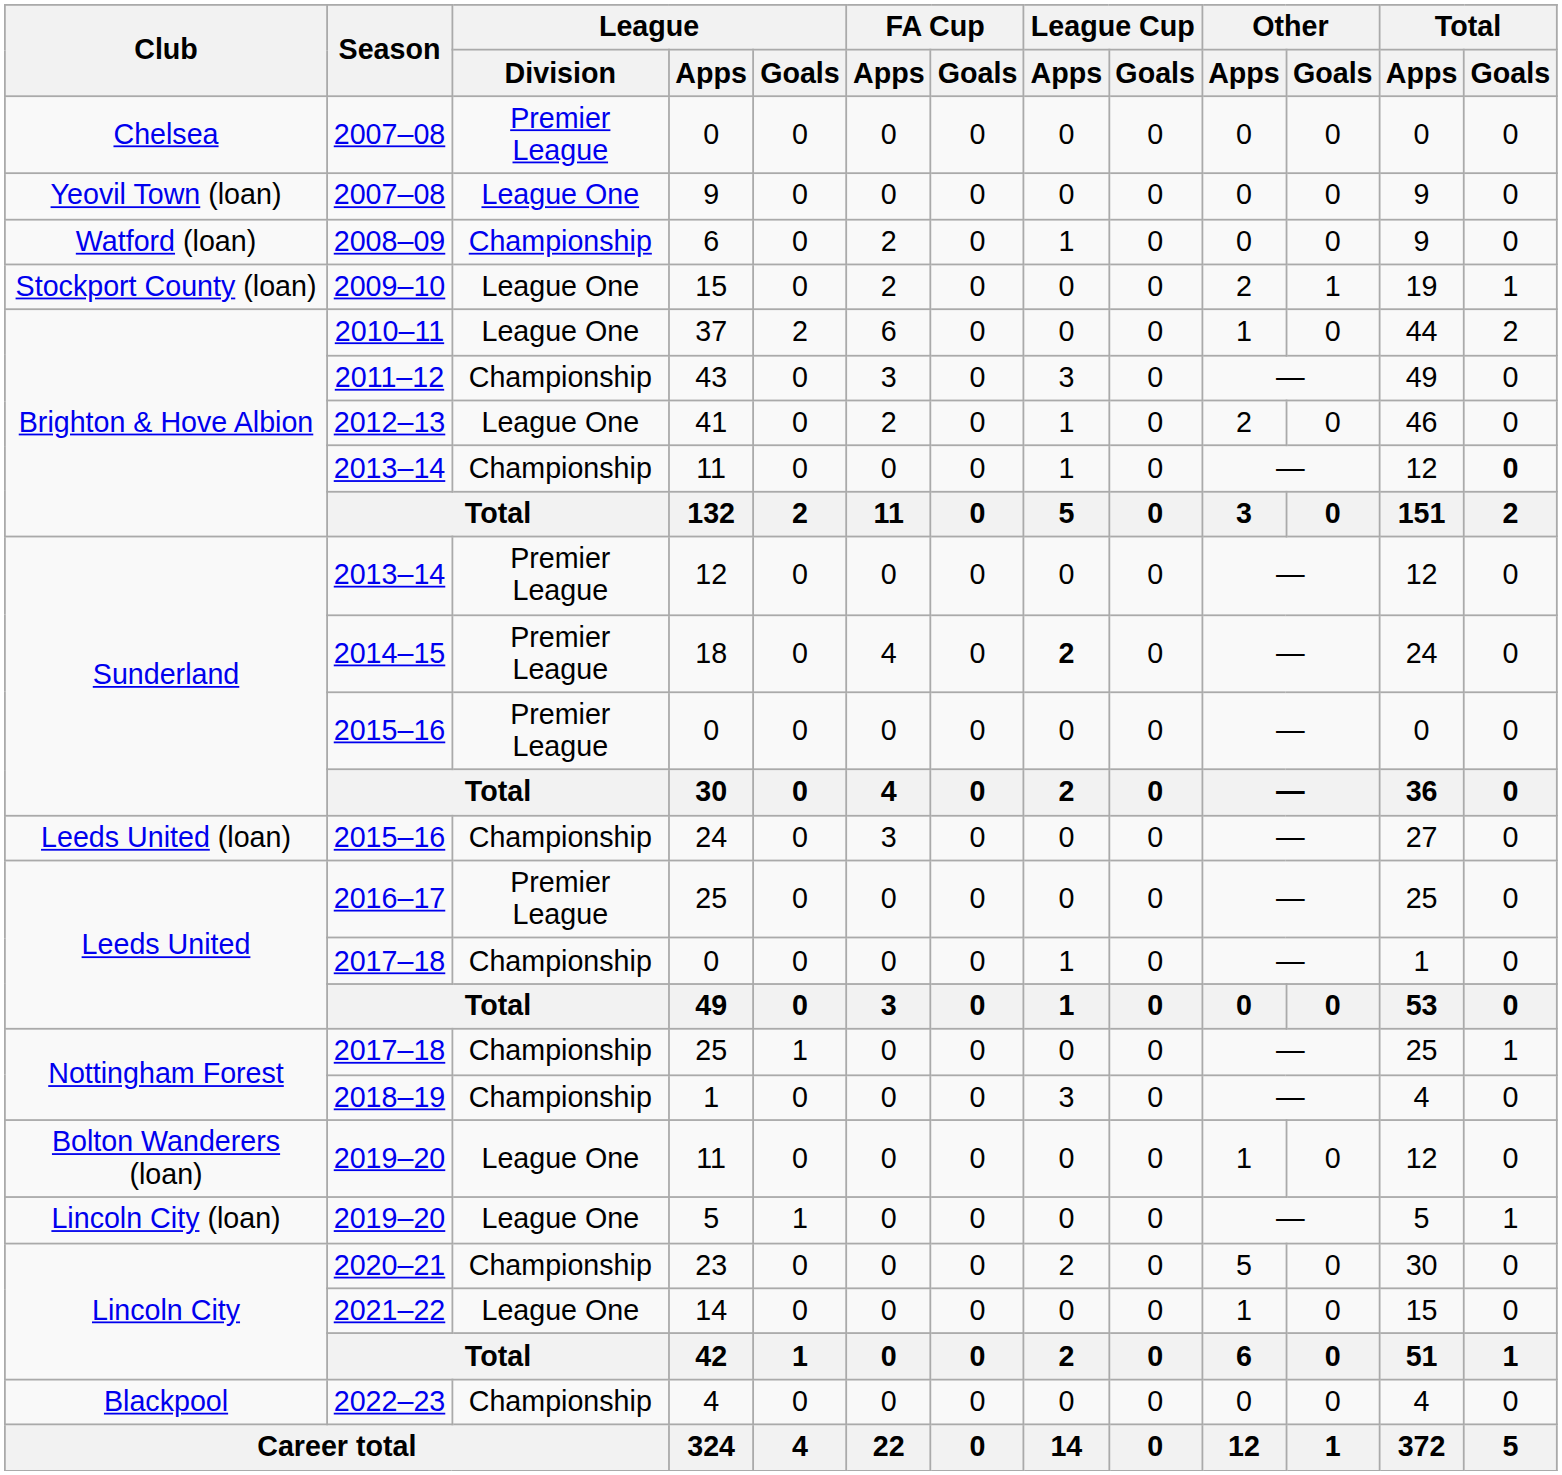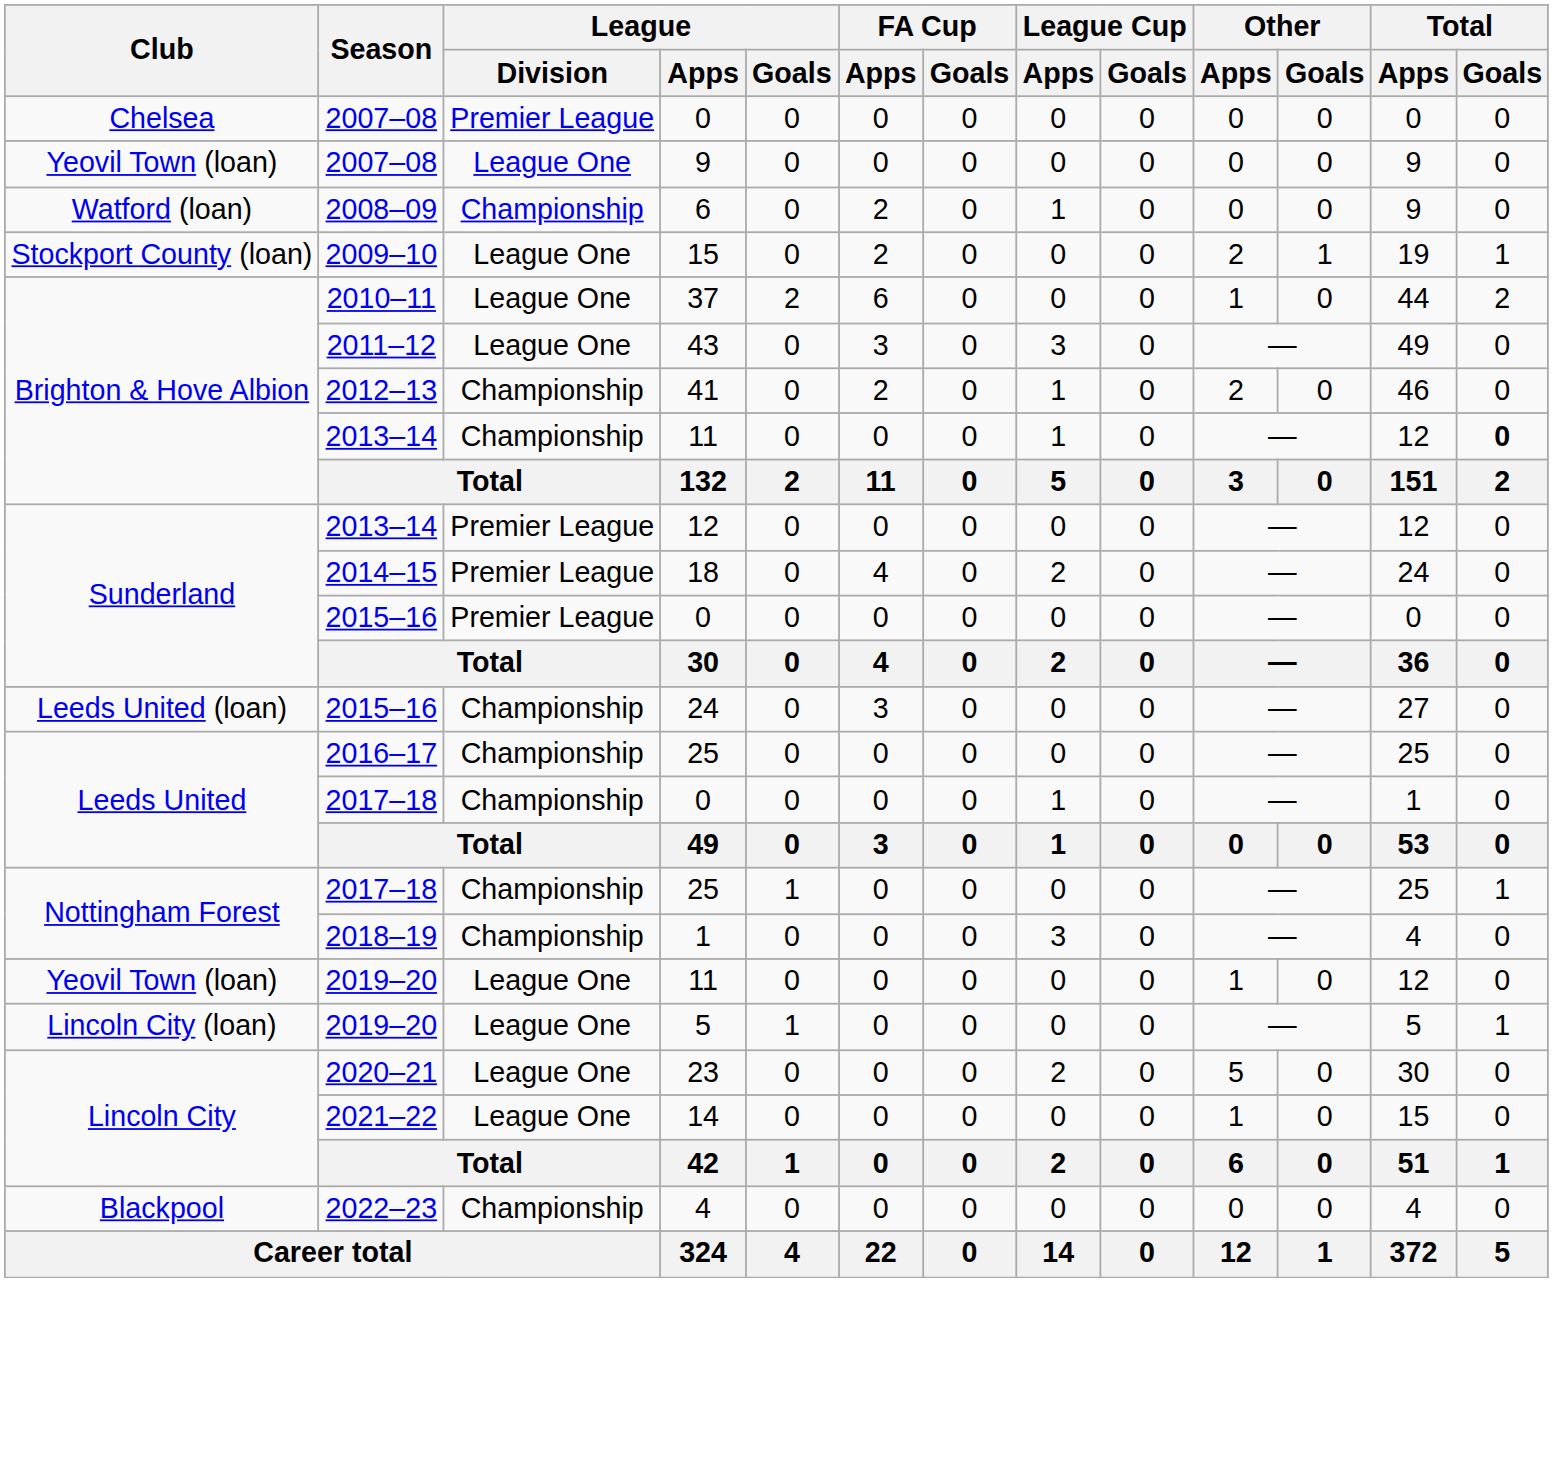(560, 377) Championship -> (552, 345) League One
(560, 422) League One -> (552, 390) Championship
(1066, 652) bold -> (1058, 572) normal
(560, 898) Premier League -> (552, 753) Championship
(166, 1158) Bolton Wanderers (loan) -> (162, 981) Yeovil Town (loan)
(560, 1265) Championship -> (552, 1071) League One
